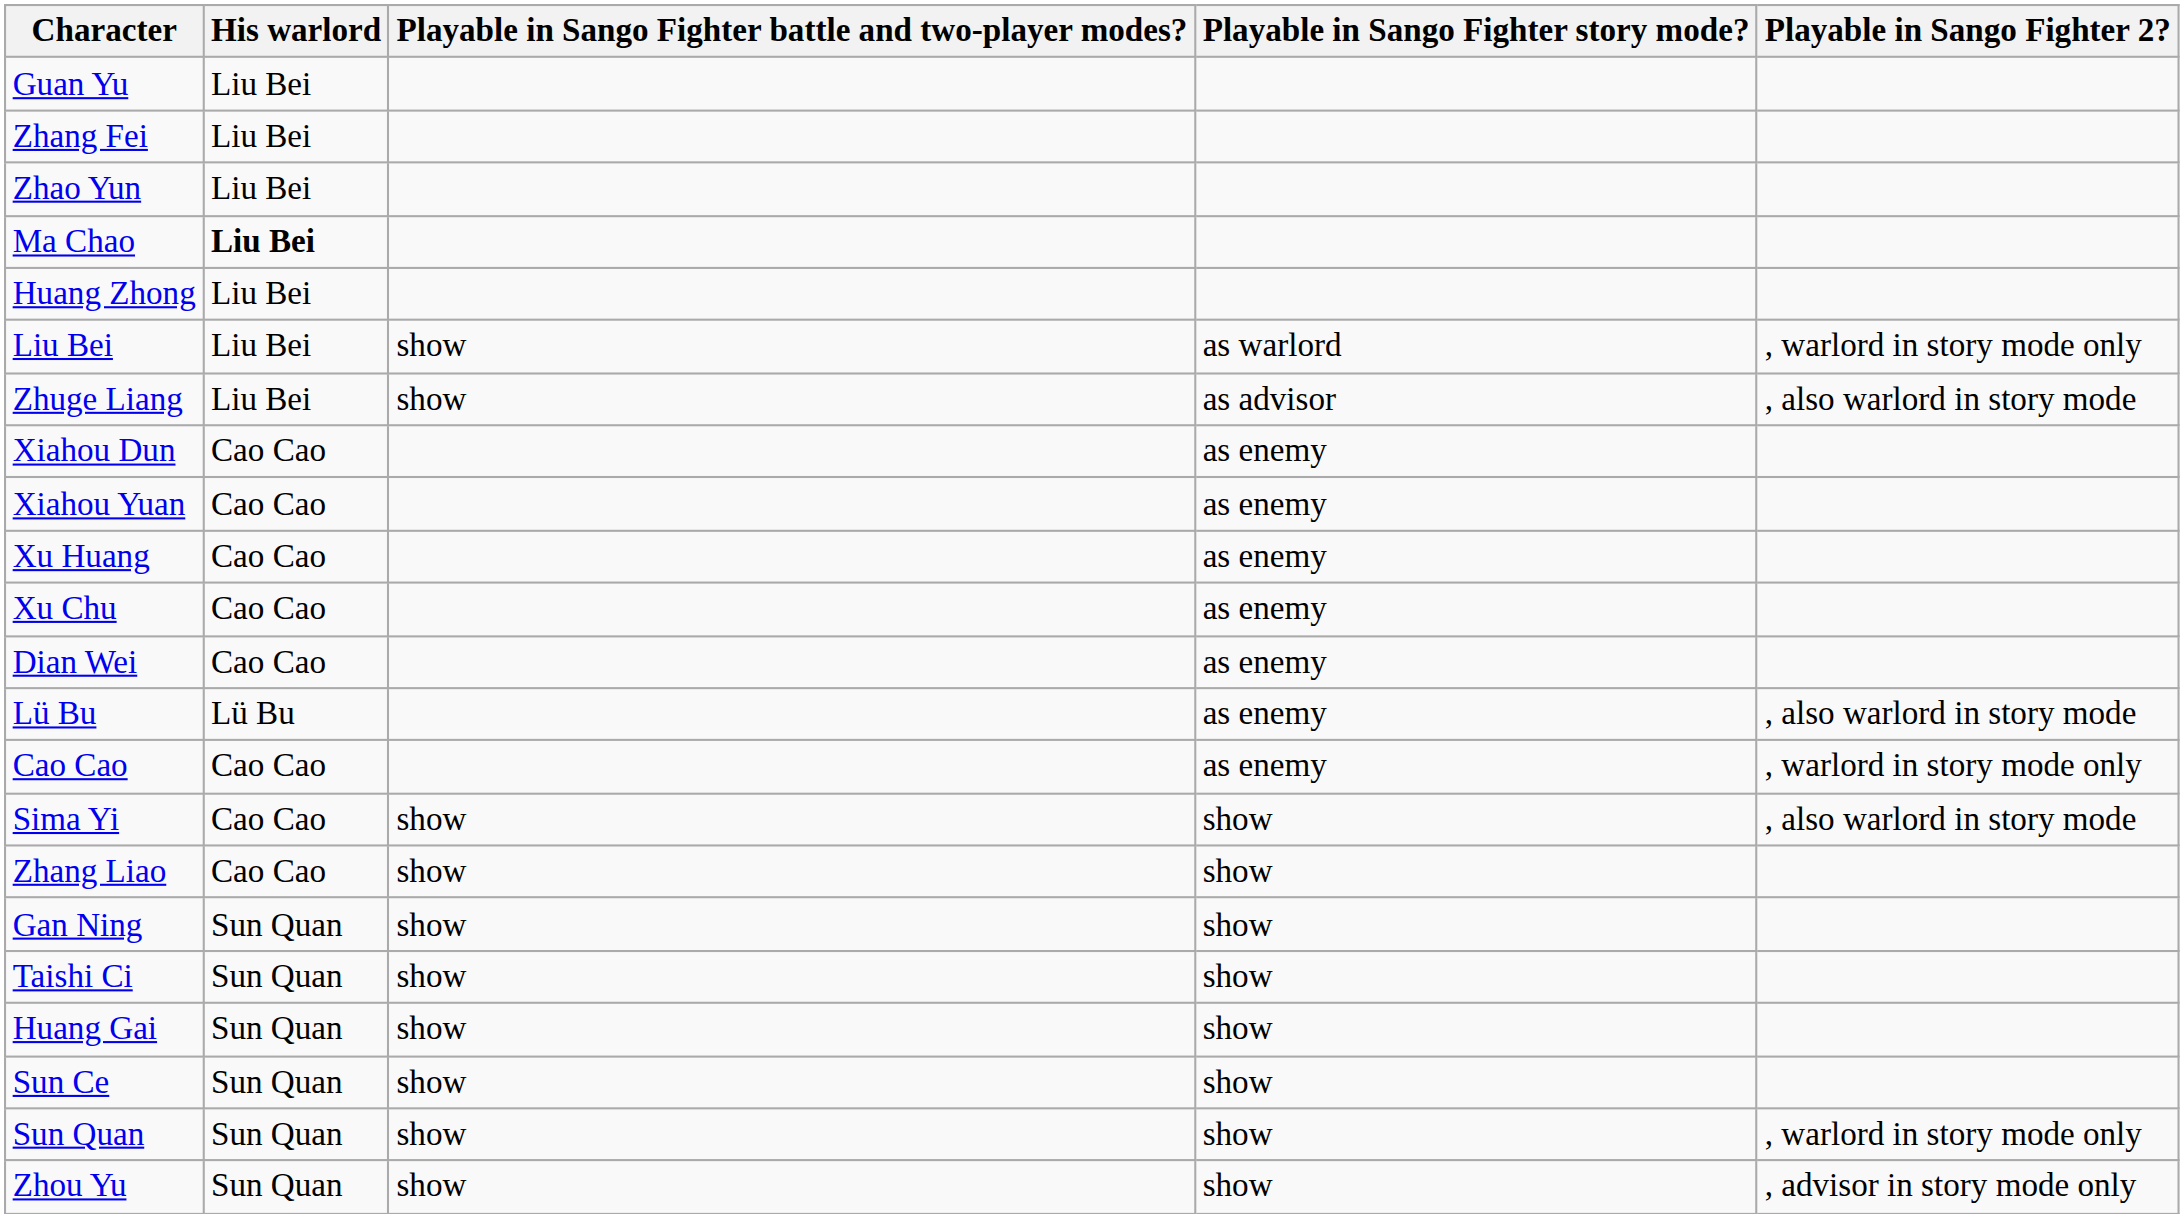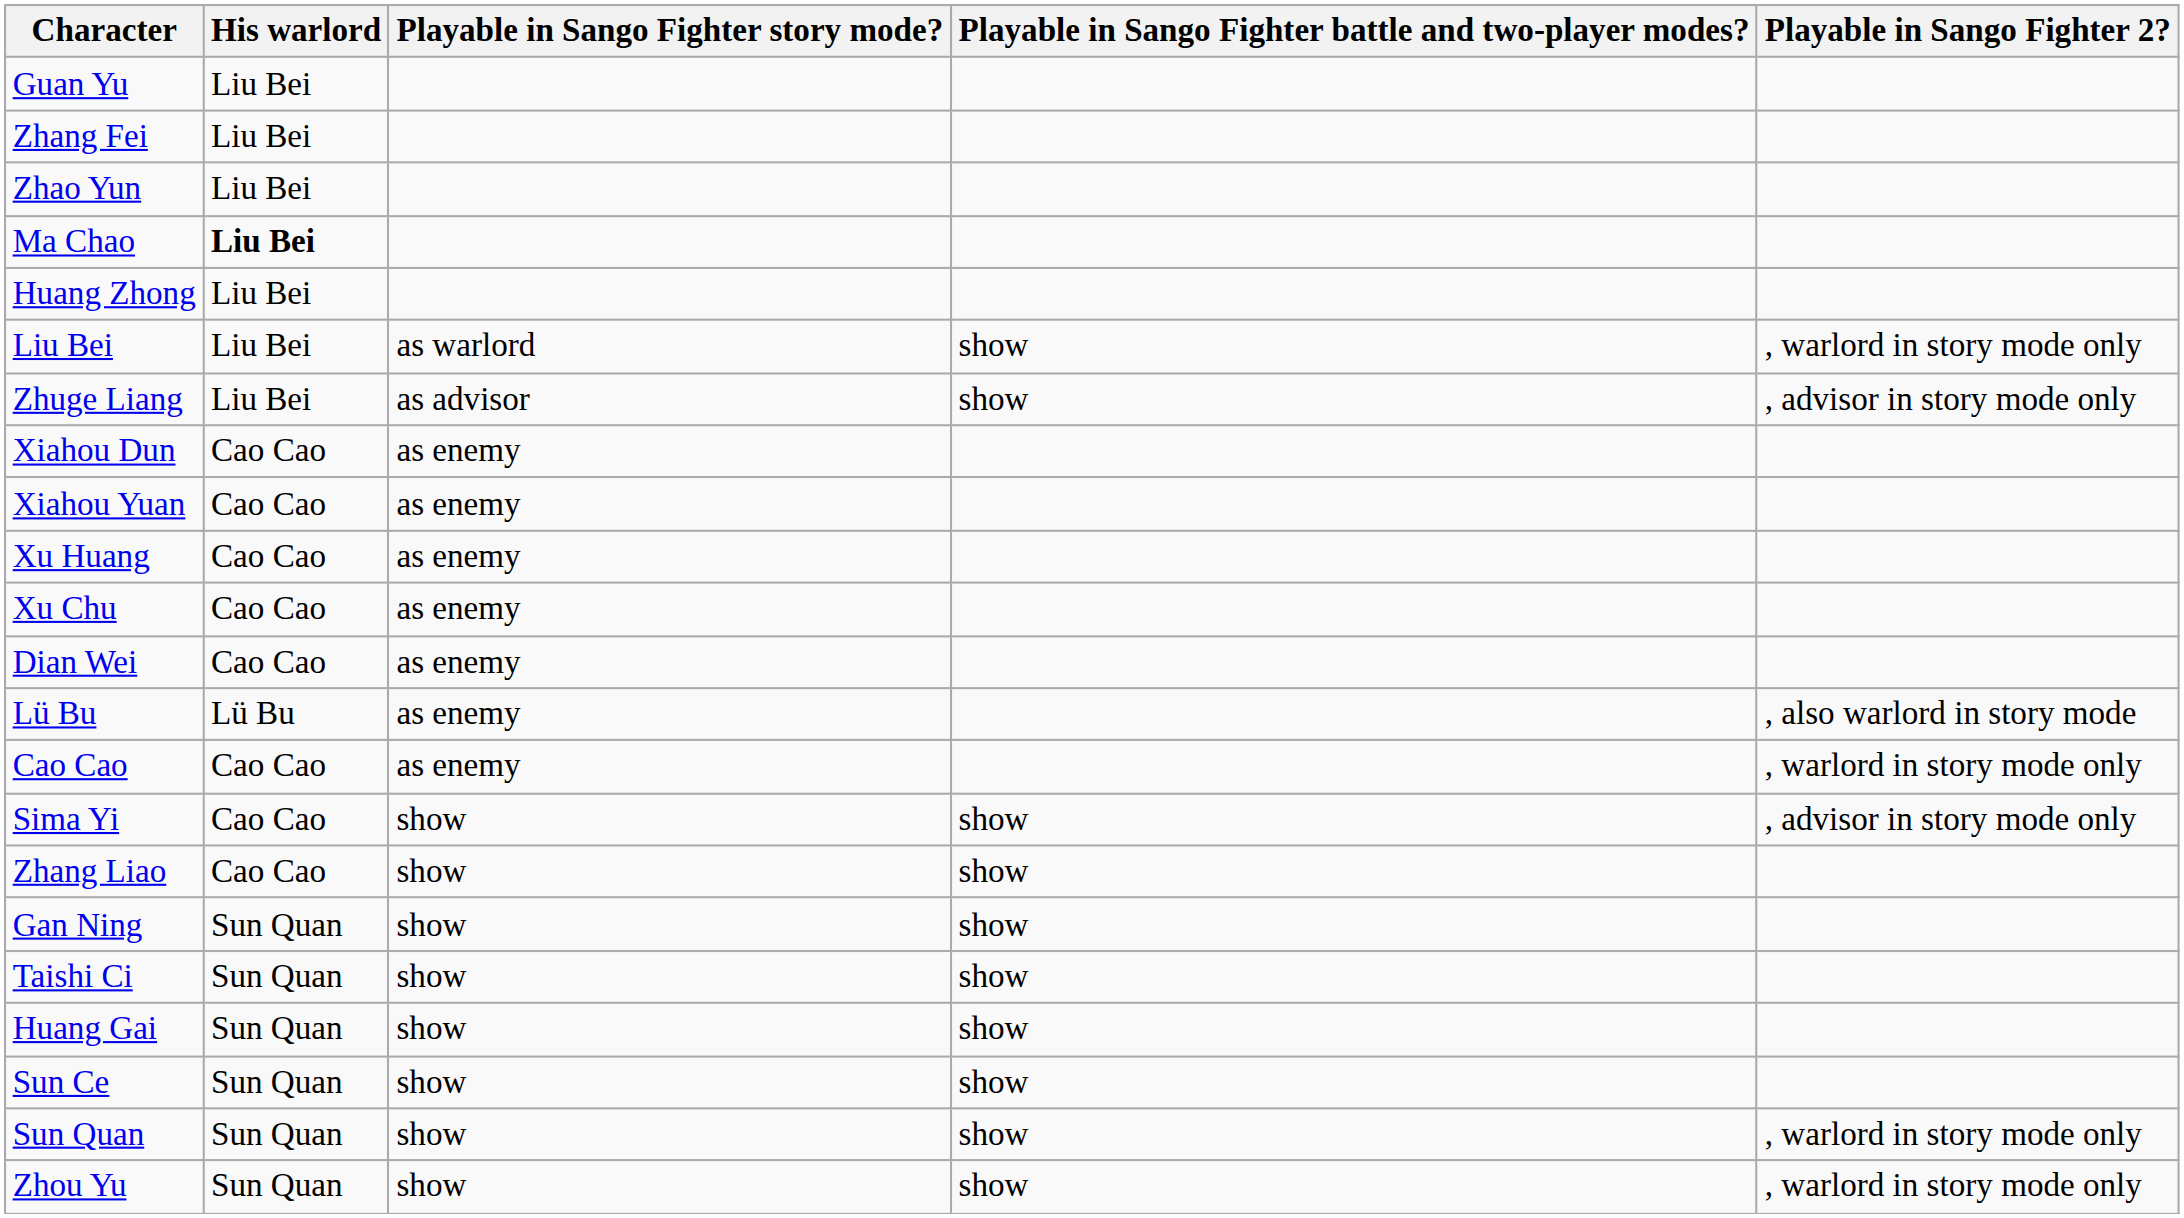columns swapped: (1476, 30) <-> (792, 30)
(1951, 398) , also warlord in story mode -> (1951, 398) , advisor in story mode only
(1951, 818) , also warlord in story mode -> (1951, 818) , advisor in story mode only
(1951, 1186) , advisor in story mode only -> (1953, 1186) , warlord in story mode only
